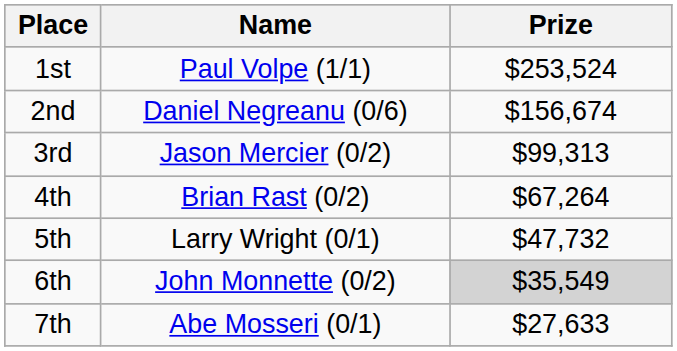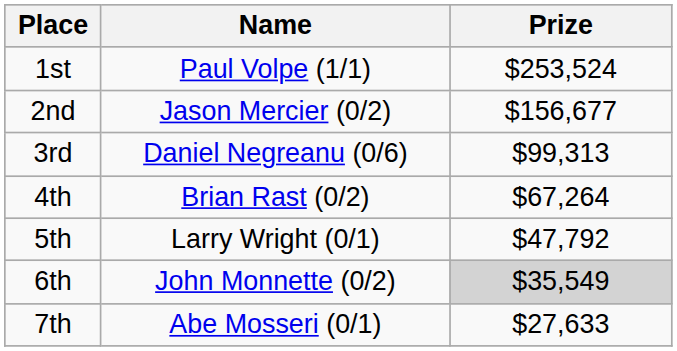(275, 111) Daniel Negreanu (0/6) -> (275, 111) Jason Mercier (0/2)
(561, 111) $156,674 -> (561, 111) $156,677
(275, 153) Jason Mercier (0/2) -> (275, 153) Daniel Negreanu (0/6)
(561, 238) $47,732 -> (561, 238) $47,792
